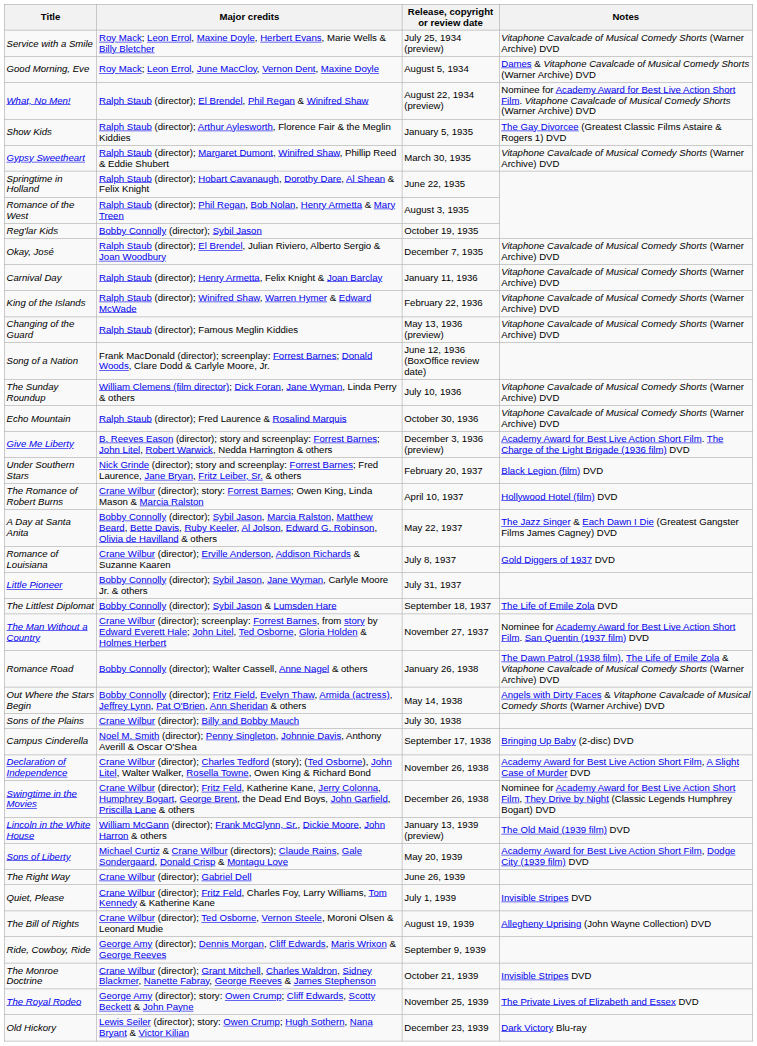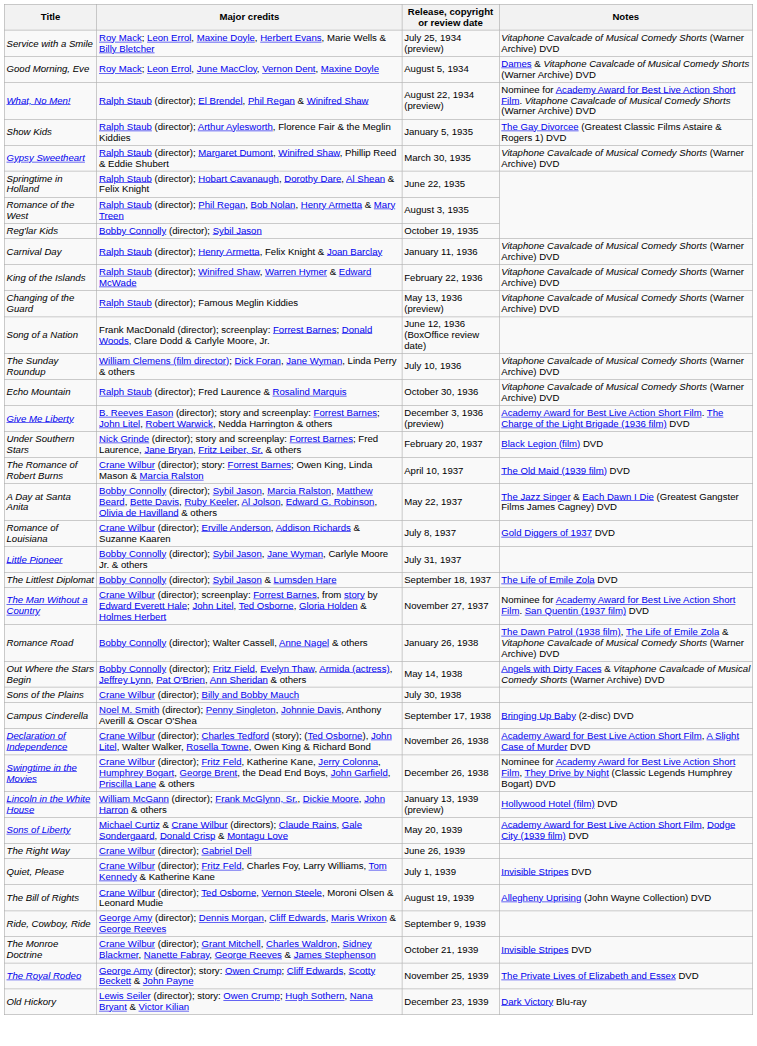- row: (30, 251)
(559, 496) Hollywood Hotel (film) DVD -> (566, 470) The Old Maid (1939 film) DVD
(566, 830) The Old Maid (1939 film) DVD -> (559, 804) Hollywood Hotel (film) DVD
